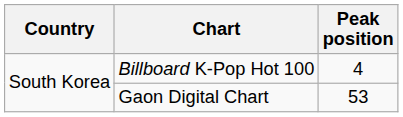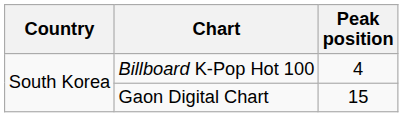(358, 97) 53 -> (358, 97) 15
